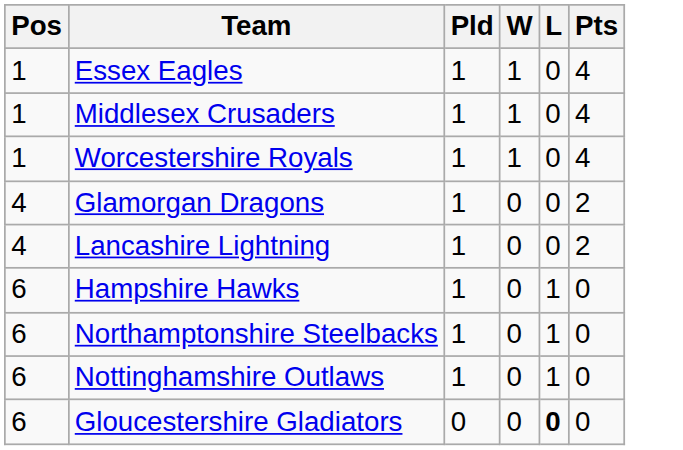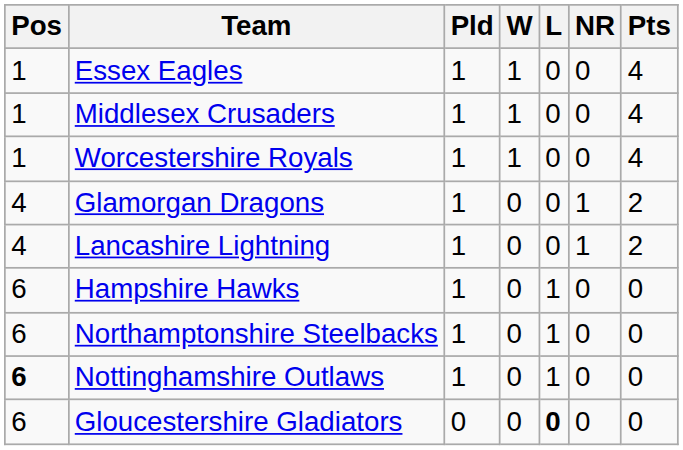+ column: (595, 26)
(19, 377) normal -> (19, 377) bold
